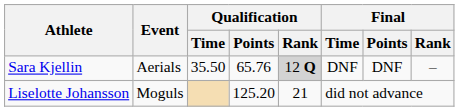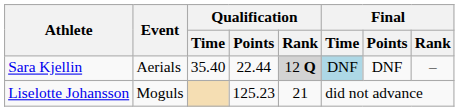(208, 68) 35.50 -> (208, 68) 35.40
(254, 68) 65.76 -> (254, 68) 22.44
(342, 68) no background -> (342, 68) lightblue background
(254, 93) 125.20 -> (254, 93) 125.23
